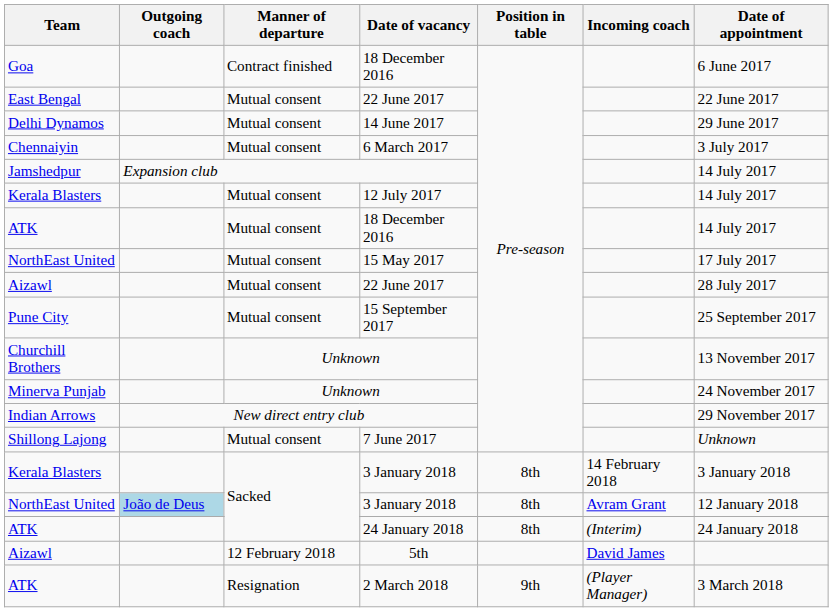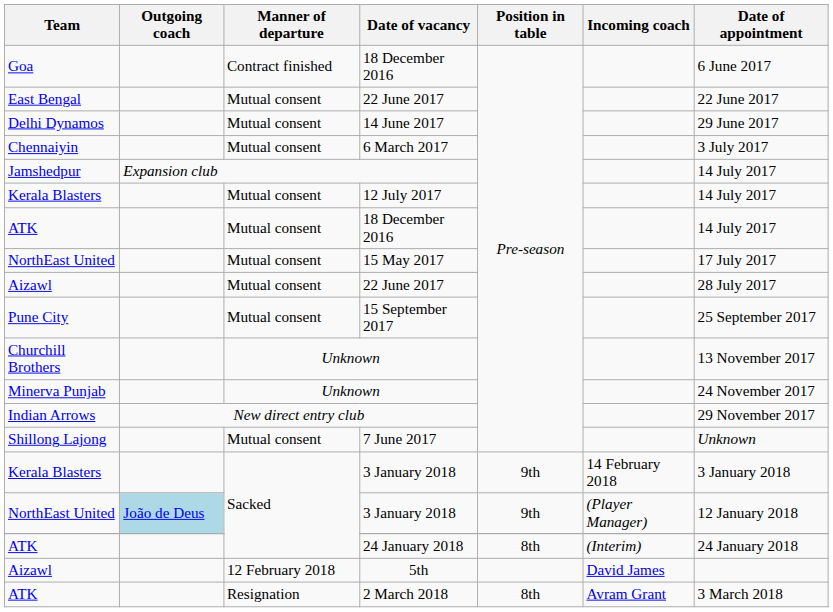(530, 472) 8th -> (530, 472) 9th
(530, 504) 8th -> (530, 513) 9th
(626, 504) Avram Grant -> (617, 513) (Player Manager)
(530, 585) 9th -> (530, 594) 8th
(617, 585) (Player Manager) -> (626, 594) Avram Grant
